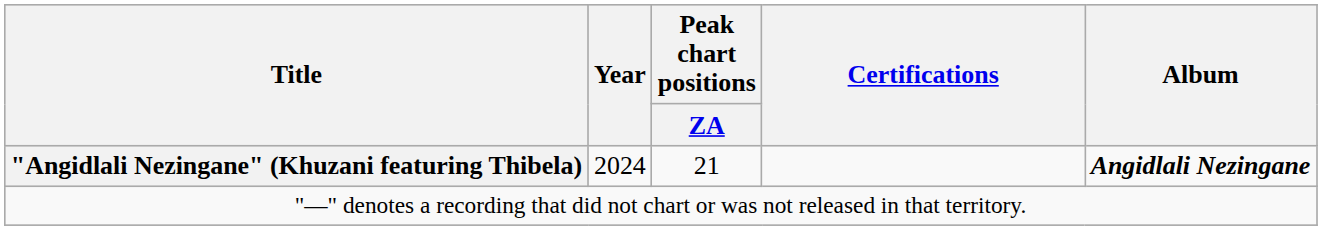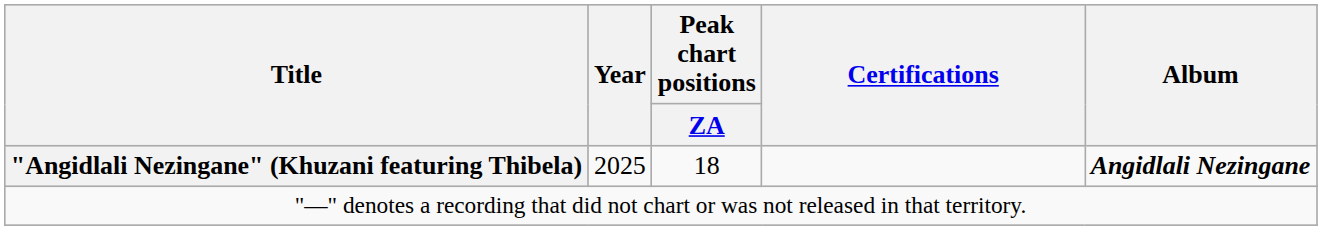(620, 165) 2024 -> (620, 165) 2025
(707, 165) 21 -> (707, 165) 18
